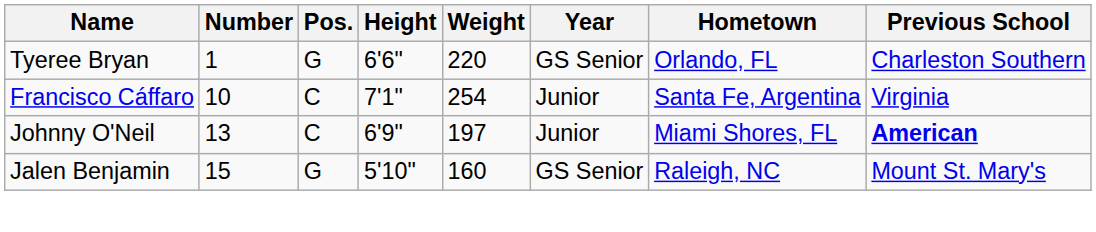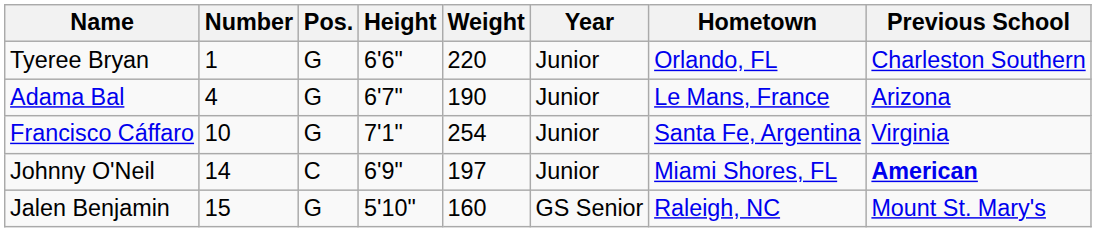(589, 60) GS Senior -> (567, 60) Junior
+ row: (67, 97)
(312, 97) C -> (313, 134) G
(218, 134) 13 -> (218, 171) 14
